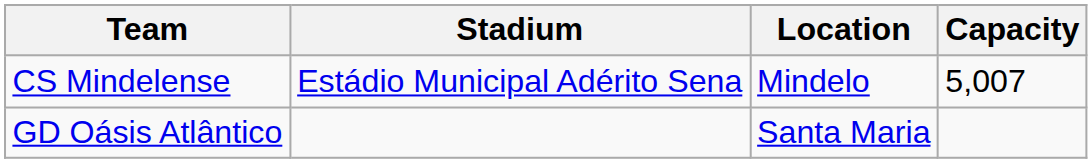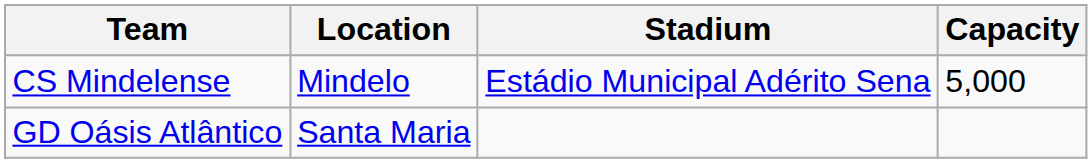columns swapped: (844, 30) <-> (520, 30)
(986, 81) 5,007 -> (986, 81) 5,000
